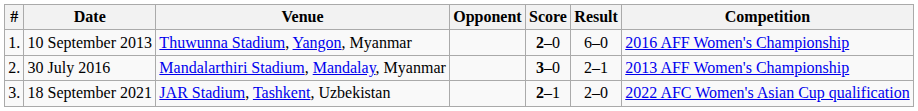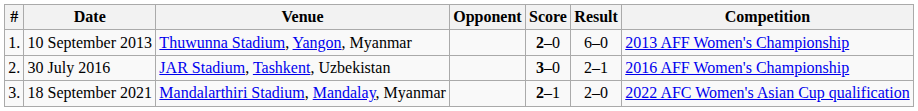(737, 42) 2016 AFF Women's Championship -> (737, 42) 2013 AFF Women's Championship
(303, 67) Mandalarthiri Stadium, Mandalay, Myanmar -> (275, 67) JAR Stadium, Tashkent, Uzbekistan
(737, 67) 2013 AFF Women's Championship -> (737, 67) 2016 AFF Women's Championship
(275, 93) JAR Stadium, Tashkent, Uzbekistan -> (303, 93) Mandalarthiri Stadium, Mandalay, Myanmar
